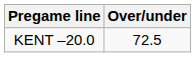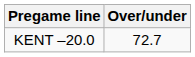(147, 39) 72.5 -> (147, 39) 72.7
